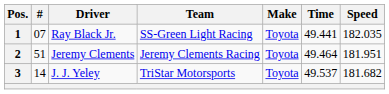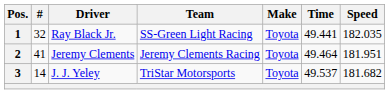(40, 34) 07 -> (40, 34) 32
(40, 54) 51 -> (40, 54) 41
